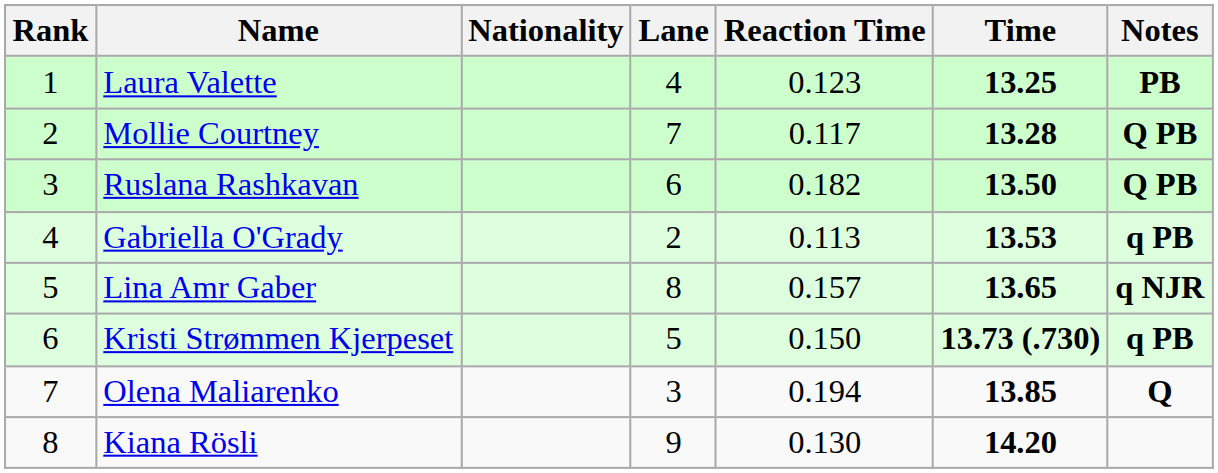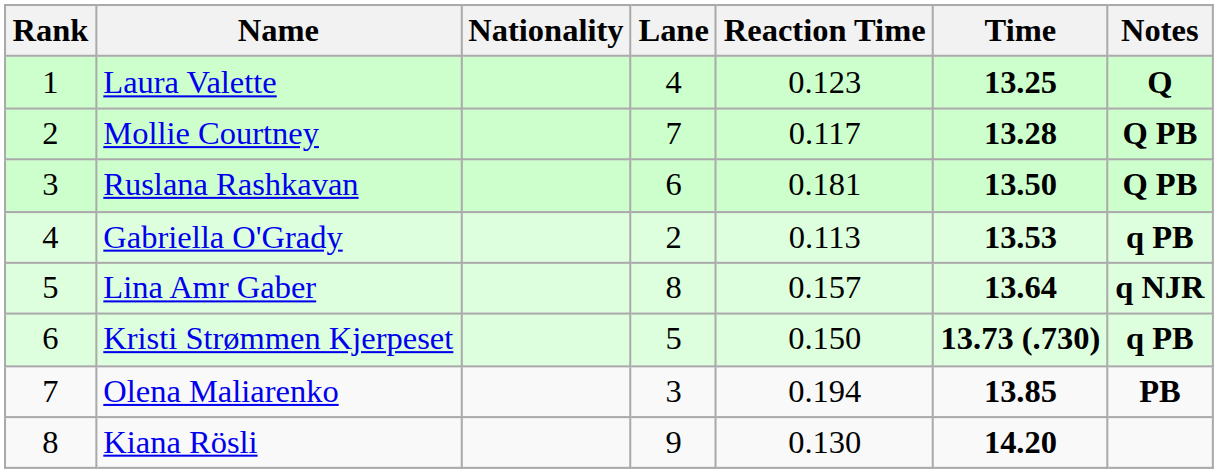(1160, 81) PB -> (1160, 81) Q
(825, 184) 0.182 -> (825, 184) 0.181
(1020, 287) 13.65 -> (1020, 287) 13.64
(1160, 390) Q -> (1160, 390) PB
